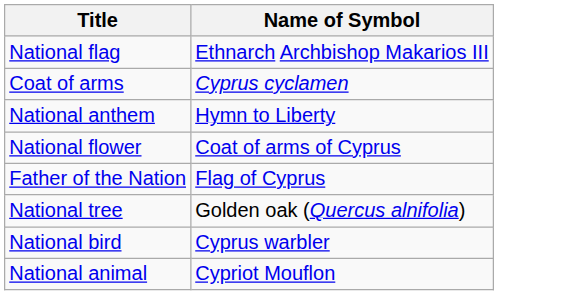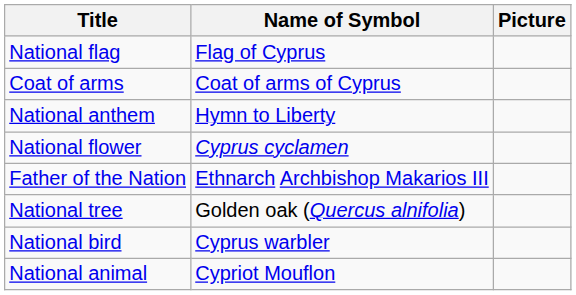+ column: (532, 20)
(342, 52) Ethnarch Archbishop Makarios III -> (260, 52) Flag of Cyprus
(272, 83) Cyprus cyclamen -> (298, 83) Coat of arms of Cyprus
(298, 147) Coat of arms of Cyprus -> (272, 147) Cyprus cyclamen
(260, 178) Flag of Cyprus -> (342, 178) Ethnarch Archbishop Makarios III
